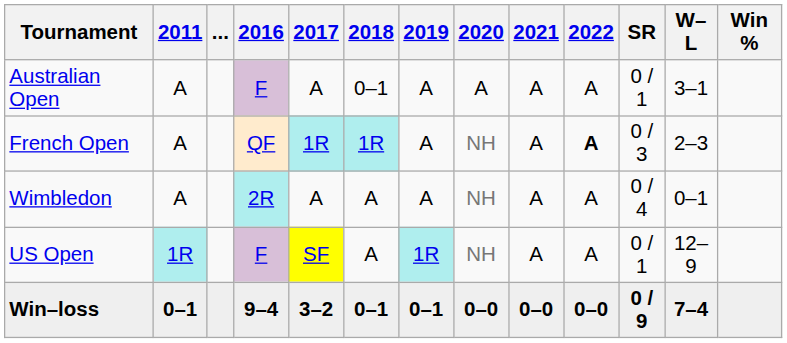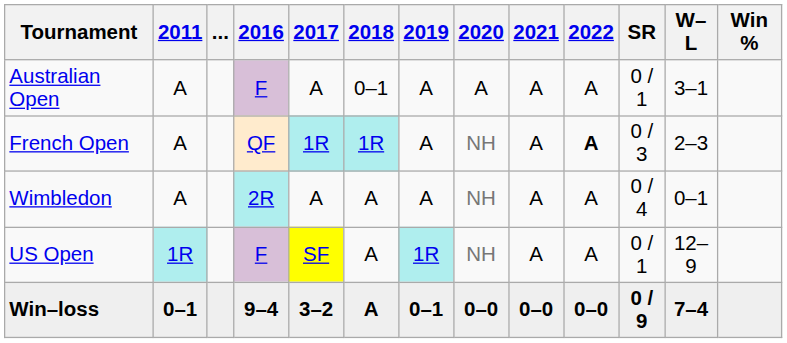(371, 309) 0–1 -> (371, 309) A
